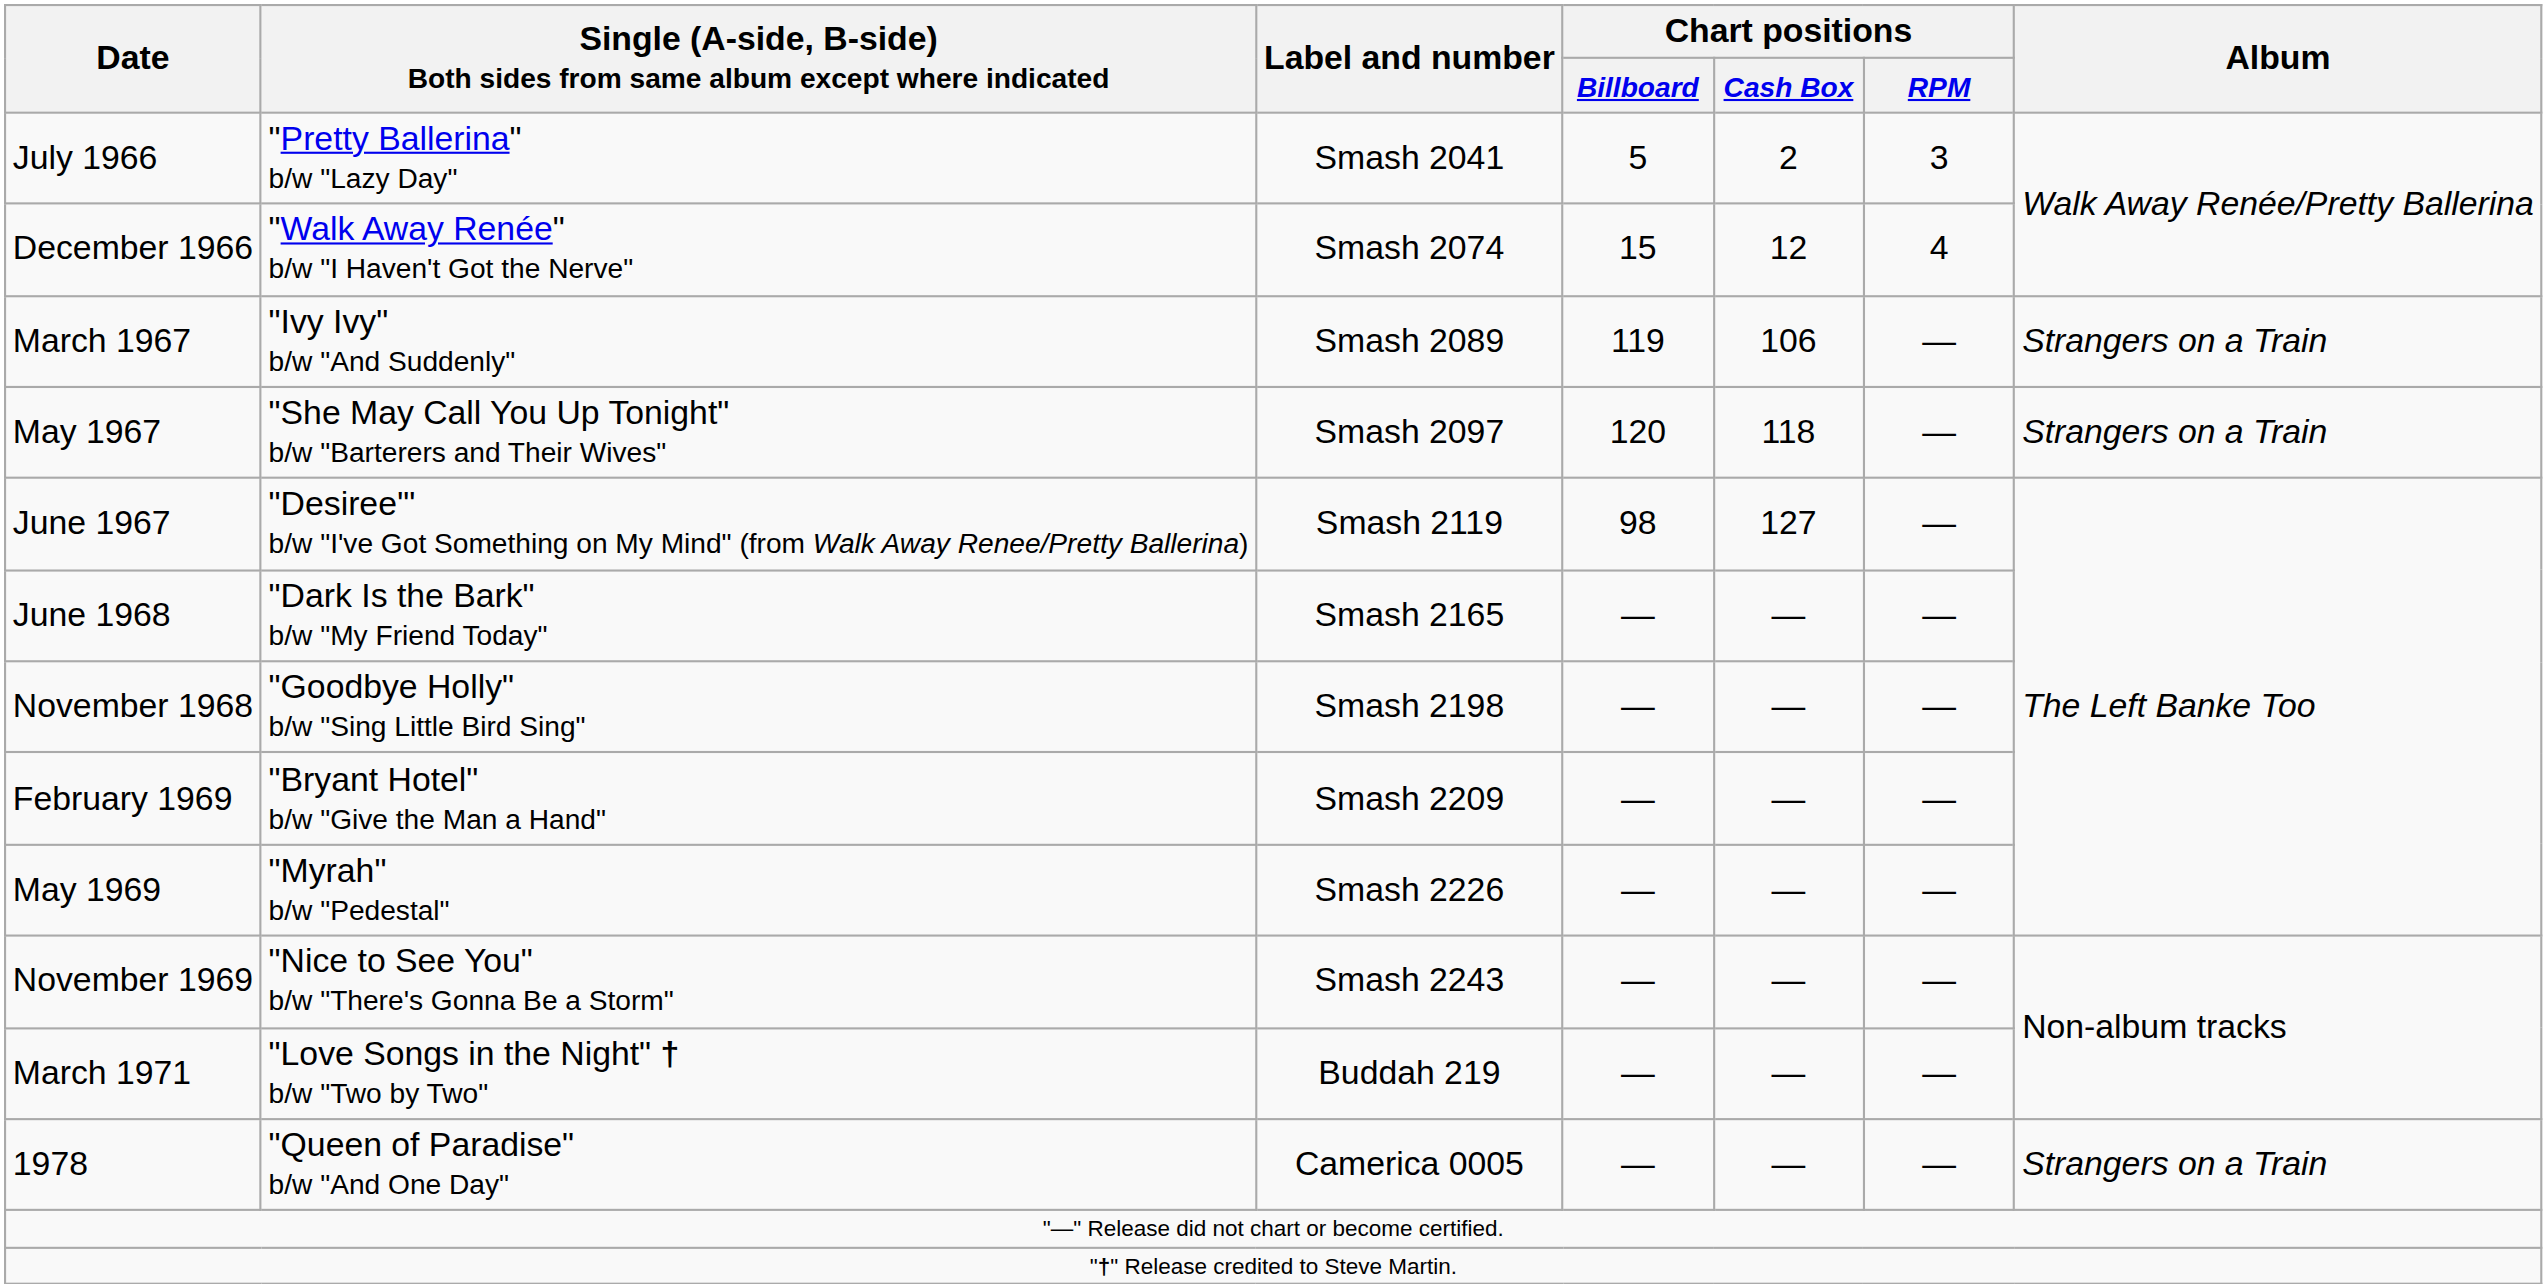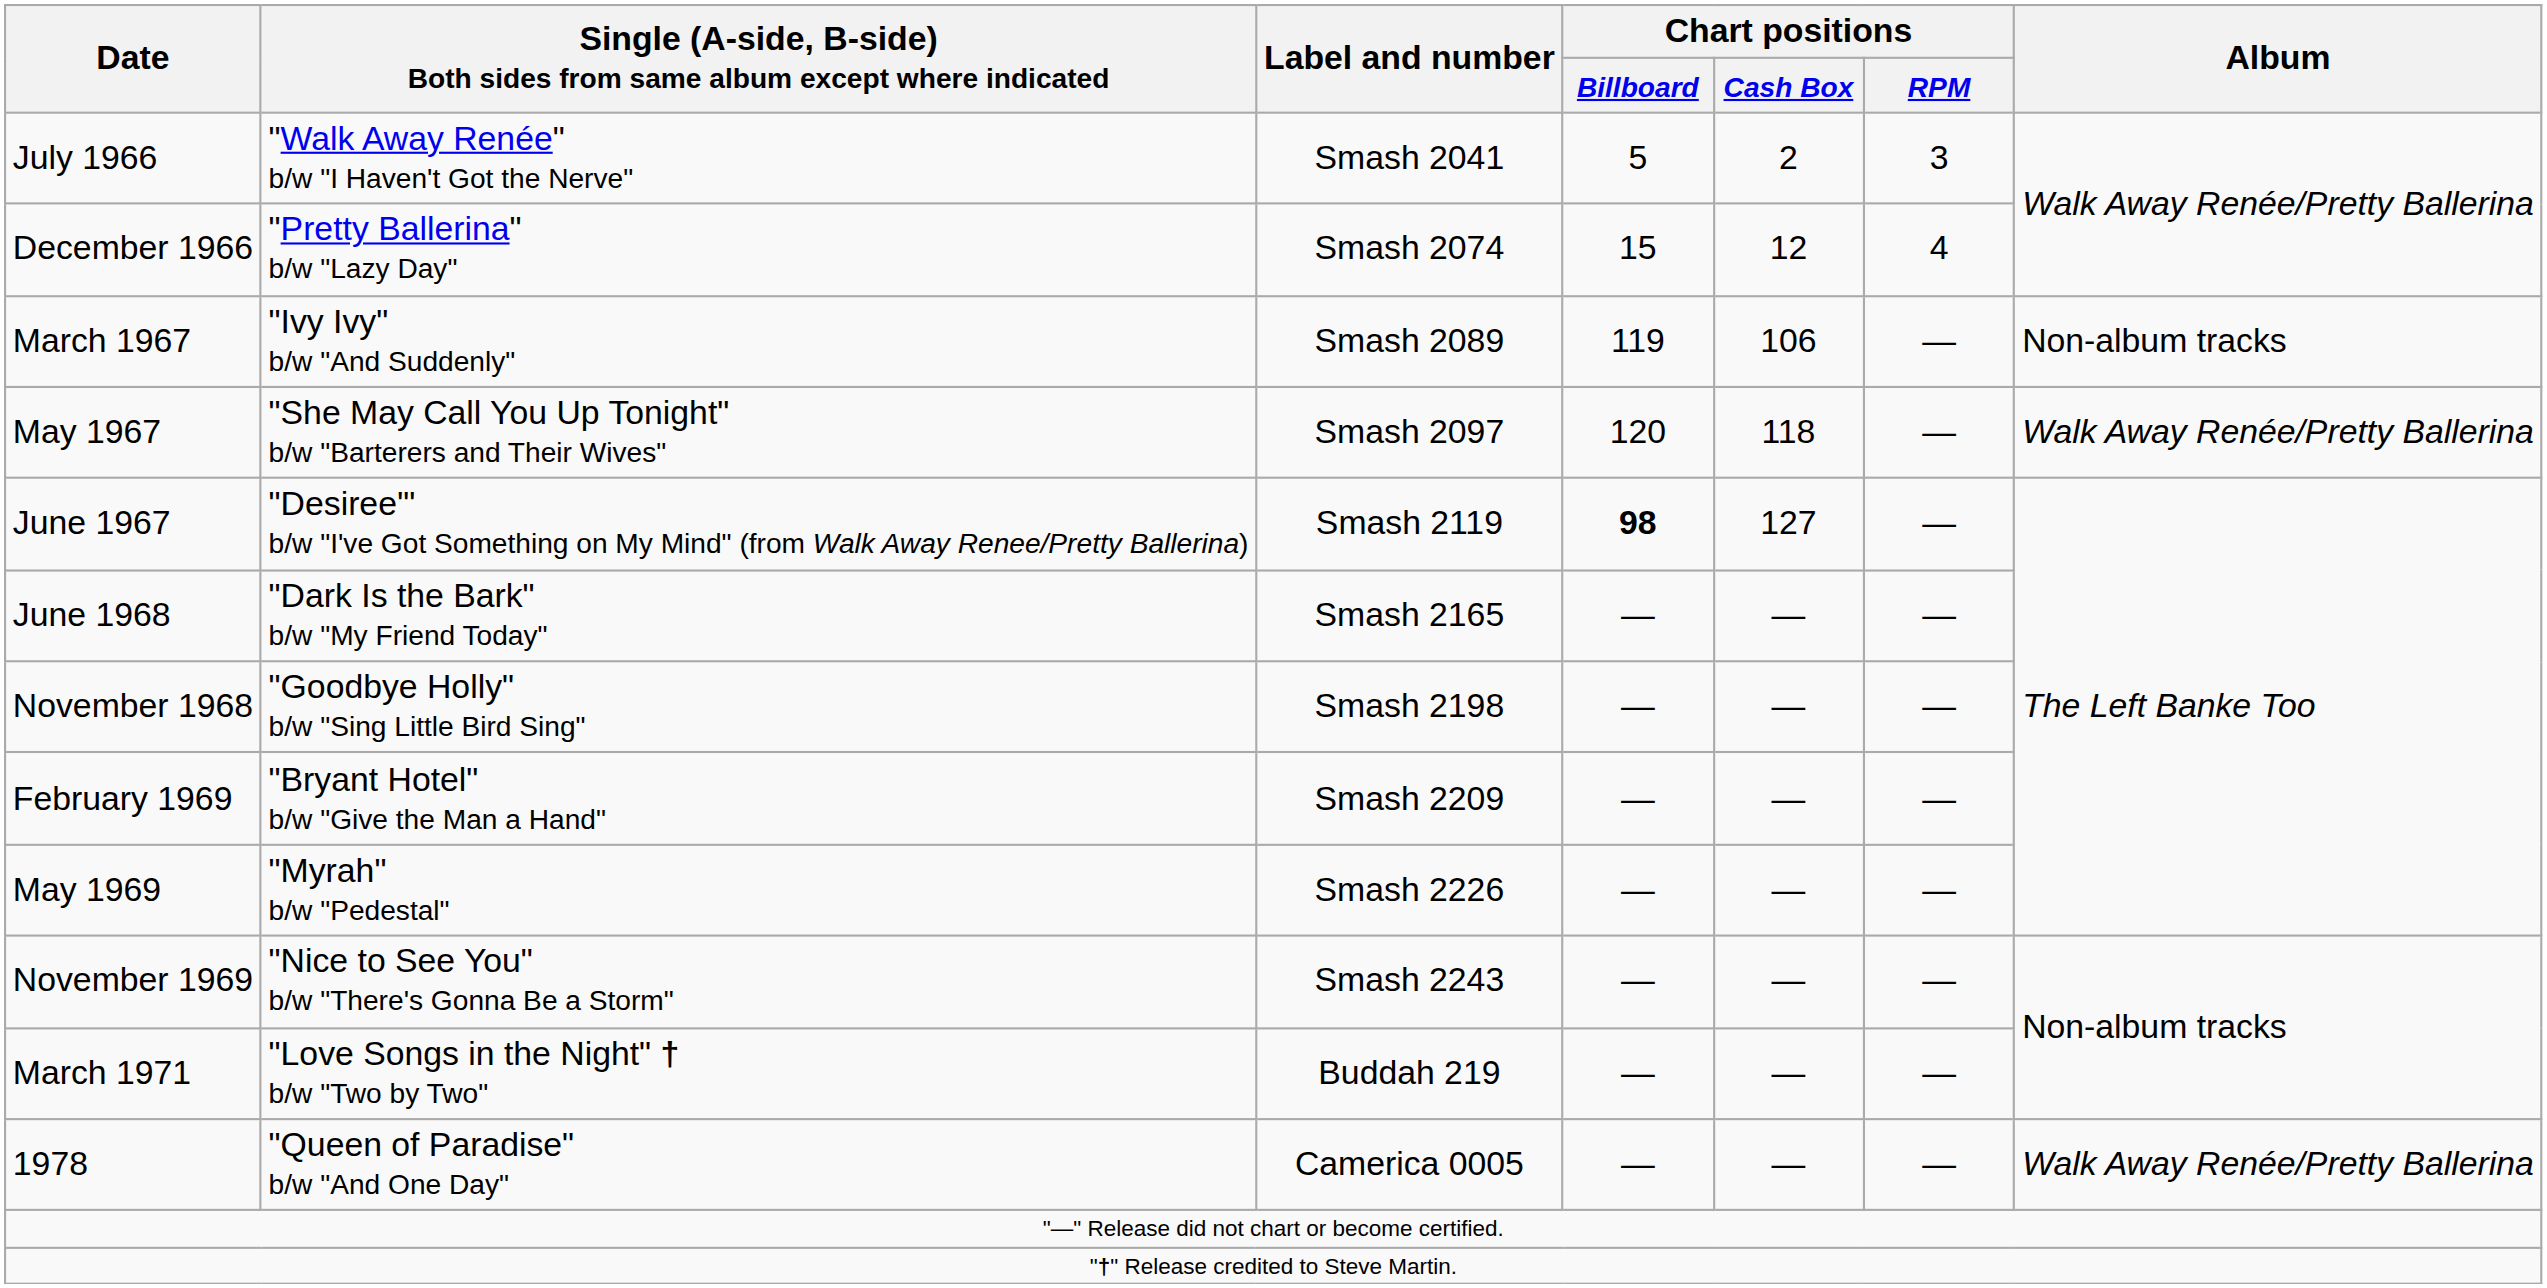(395, 157) "Pretty Ballerina" b/w "Lazy Day" -> (451, 157) "Walk Away Renée" b/w "I Haven't Got the Nerve"
(451, 248) "Walk Away Renée" b/w "I Haven't Got the Nerve" -> (395, 248) "Pretty Ballerina" b/w "Lazy Day"
(2175, 340) Strangers on a Train -> (2154, 340) Non-album tracks
(2175, 431) Strangers on a Train -> (2278, 431) Walk Away Renée/Pretty Ballerina
(1638, 523) normal -> (1638, 523) bold
(2175, 1164) Strangers on a Train -> (2278, 1164) Walk Away Renée/Pretty Ballerina
